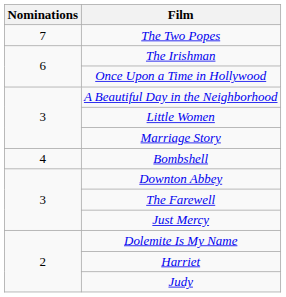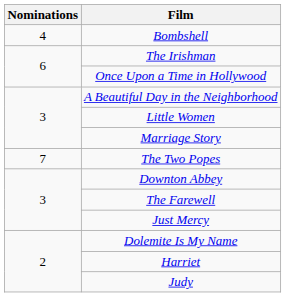rows swapped: (181, 35) <-> (181, 158)
